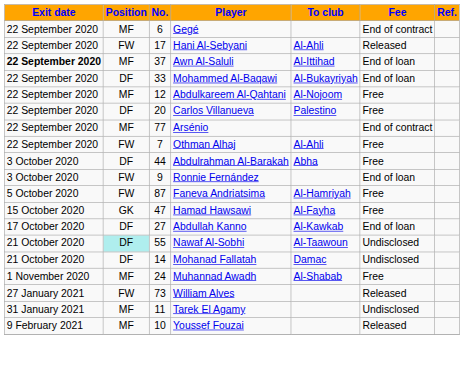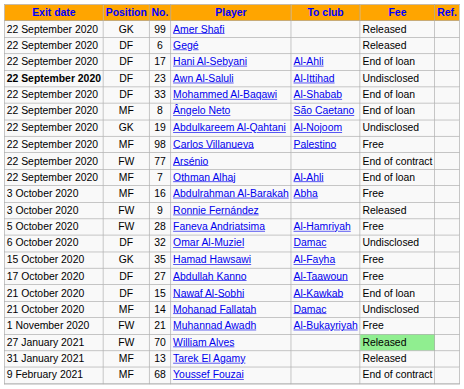+ row: (199, 29)
(126, 29) MF -> (126, 45) DF
(397, 29) End of contract -> (384, 45) Released
(126, 45) FW -> (126, 62) DF
(384, 45) Released -> (389, 62) End of loan
(126, 62) MF -> (126, 78) DF
(160, 62) 37 -> (160, 78) 23
(389, 62) End of loan -> (391, 78) Undisclosed
(326, 78) Al-Bukayriyah -> (318, 95) Al-Shabab
+ row: (202, 111)
(126, 95) MF -> (126, 128) GK
(160, 95) 12 -> (160, 128) 19
(373, 95) Free -> (391, 128) Undisclosed
(126, 111) DF -> (126, 144) MF
(160, 111) 20 -> (160, 144) 98
(126, 128) MF -> (126, 161) FW
(126, 144) FW -> (126, 177) MF
(373, 144) Free -> (389, 177) End of loan
(126, 161) DF -> (126, 194) MF
(160, 161) 44 -> (160, 194) 16
(389, 177) End of loan -> (384, 210) Released
(160, 194) 87 -> (160, 227) 28
+ row: (209, 243)
(160, 210) 47 -> (160, 260) 35
(318, 227) Al-Kawkab -> (321, 276) Al-Taawoun
(389, 227) End of loan -> (373, 276) Free
(126, 243) paleturquoise background -> (126, 293) no background
(160, 243) 55 -> (160, 293) 15
(321, 243) Al-Taawoun -> (318, 293) Al-Kawkab
(391, 243) Undisclosed -> (389, 293) End of loan
(126, 260) DF -> (126, 309) MF
(126, 276) MF -> (126, 326) FW
(160, 276) 24 -> (160, 326) 21
(318, 276) Al-Shabab -> (326, 326) Al-Bukayriyah
(160, 293) 73 -> (160, 342) 70
(384, 293) no background -> (384, 342) lightgreen background
(160, 309) 11 -> (160, 359) 13
(391, 309) Undisclosed -> (384, 359) Released
(160, 326) 10 -> (160, 375) 68
(384, 326) Released -> (397, 375) End of contract
